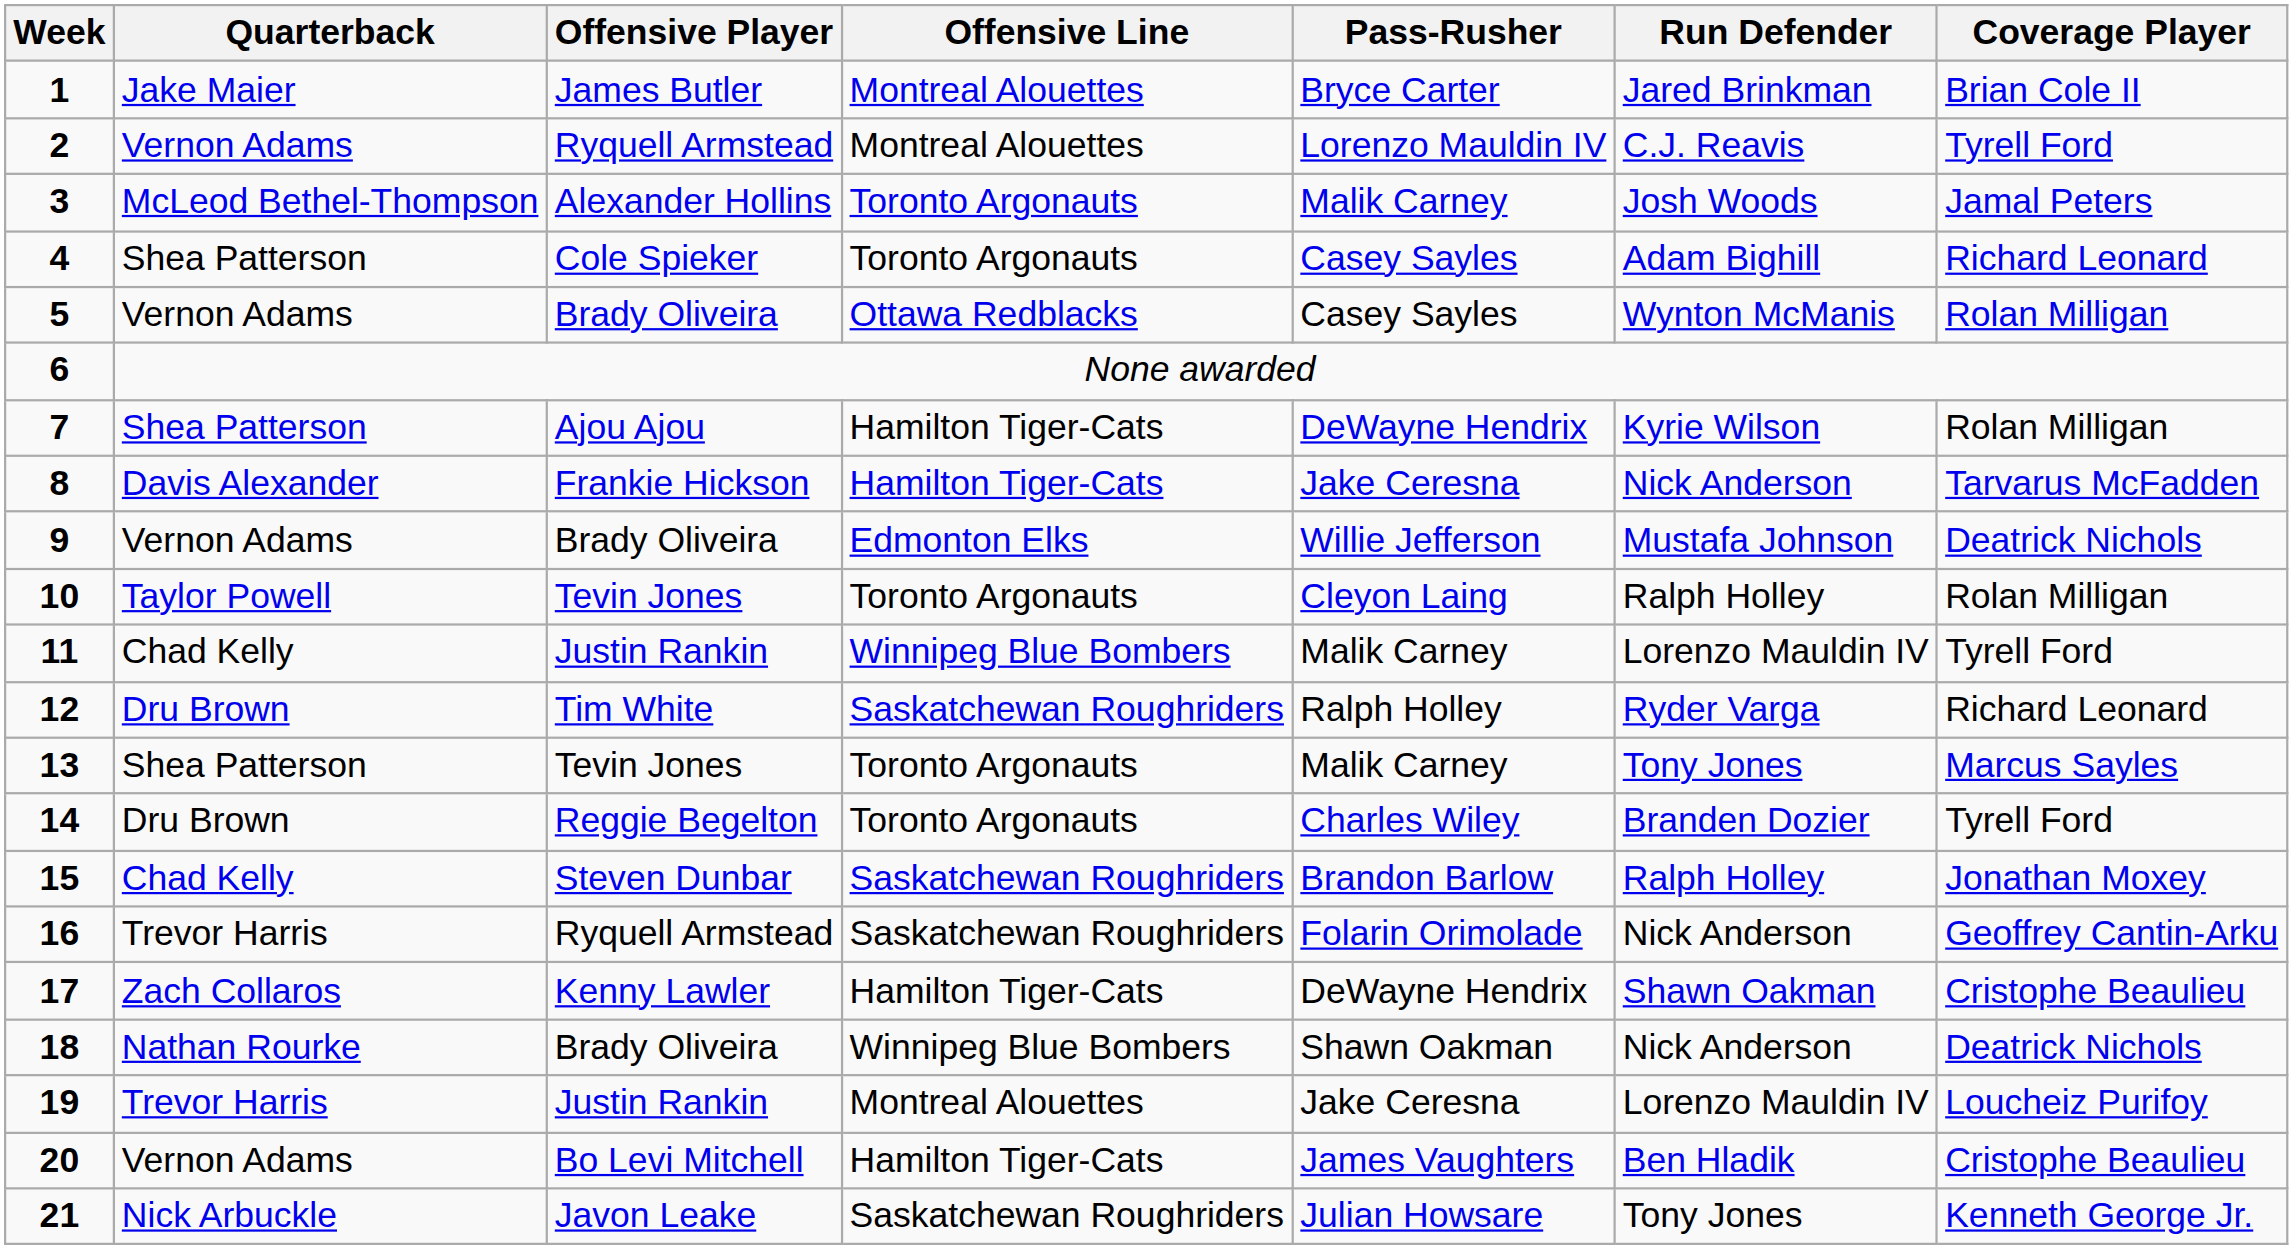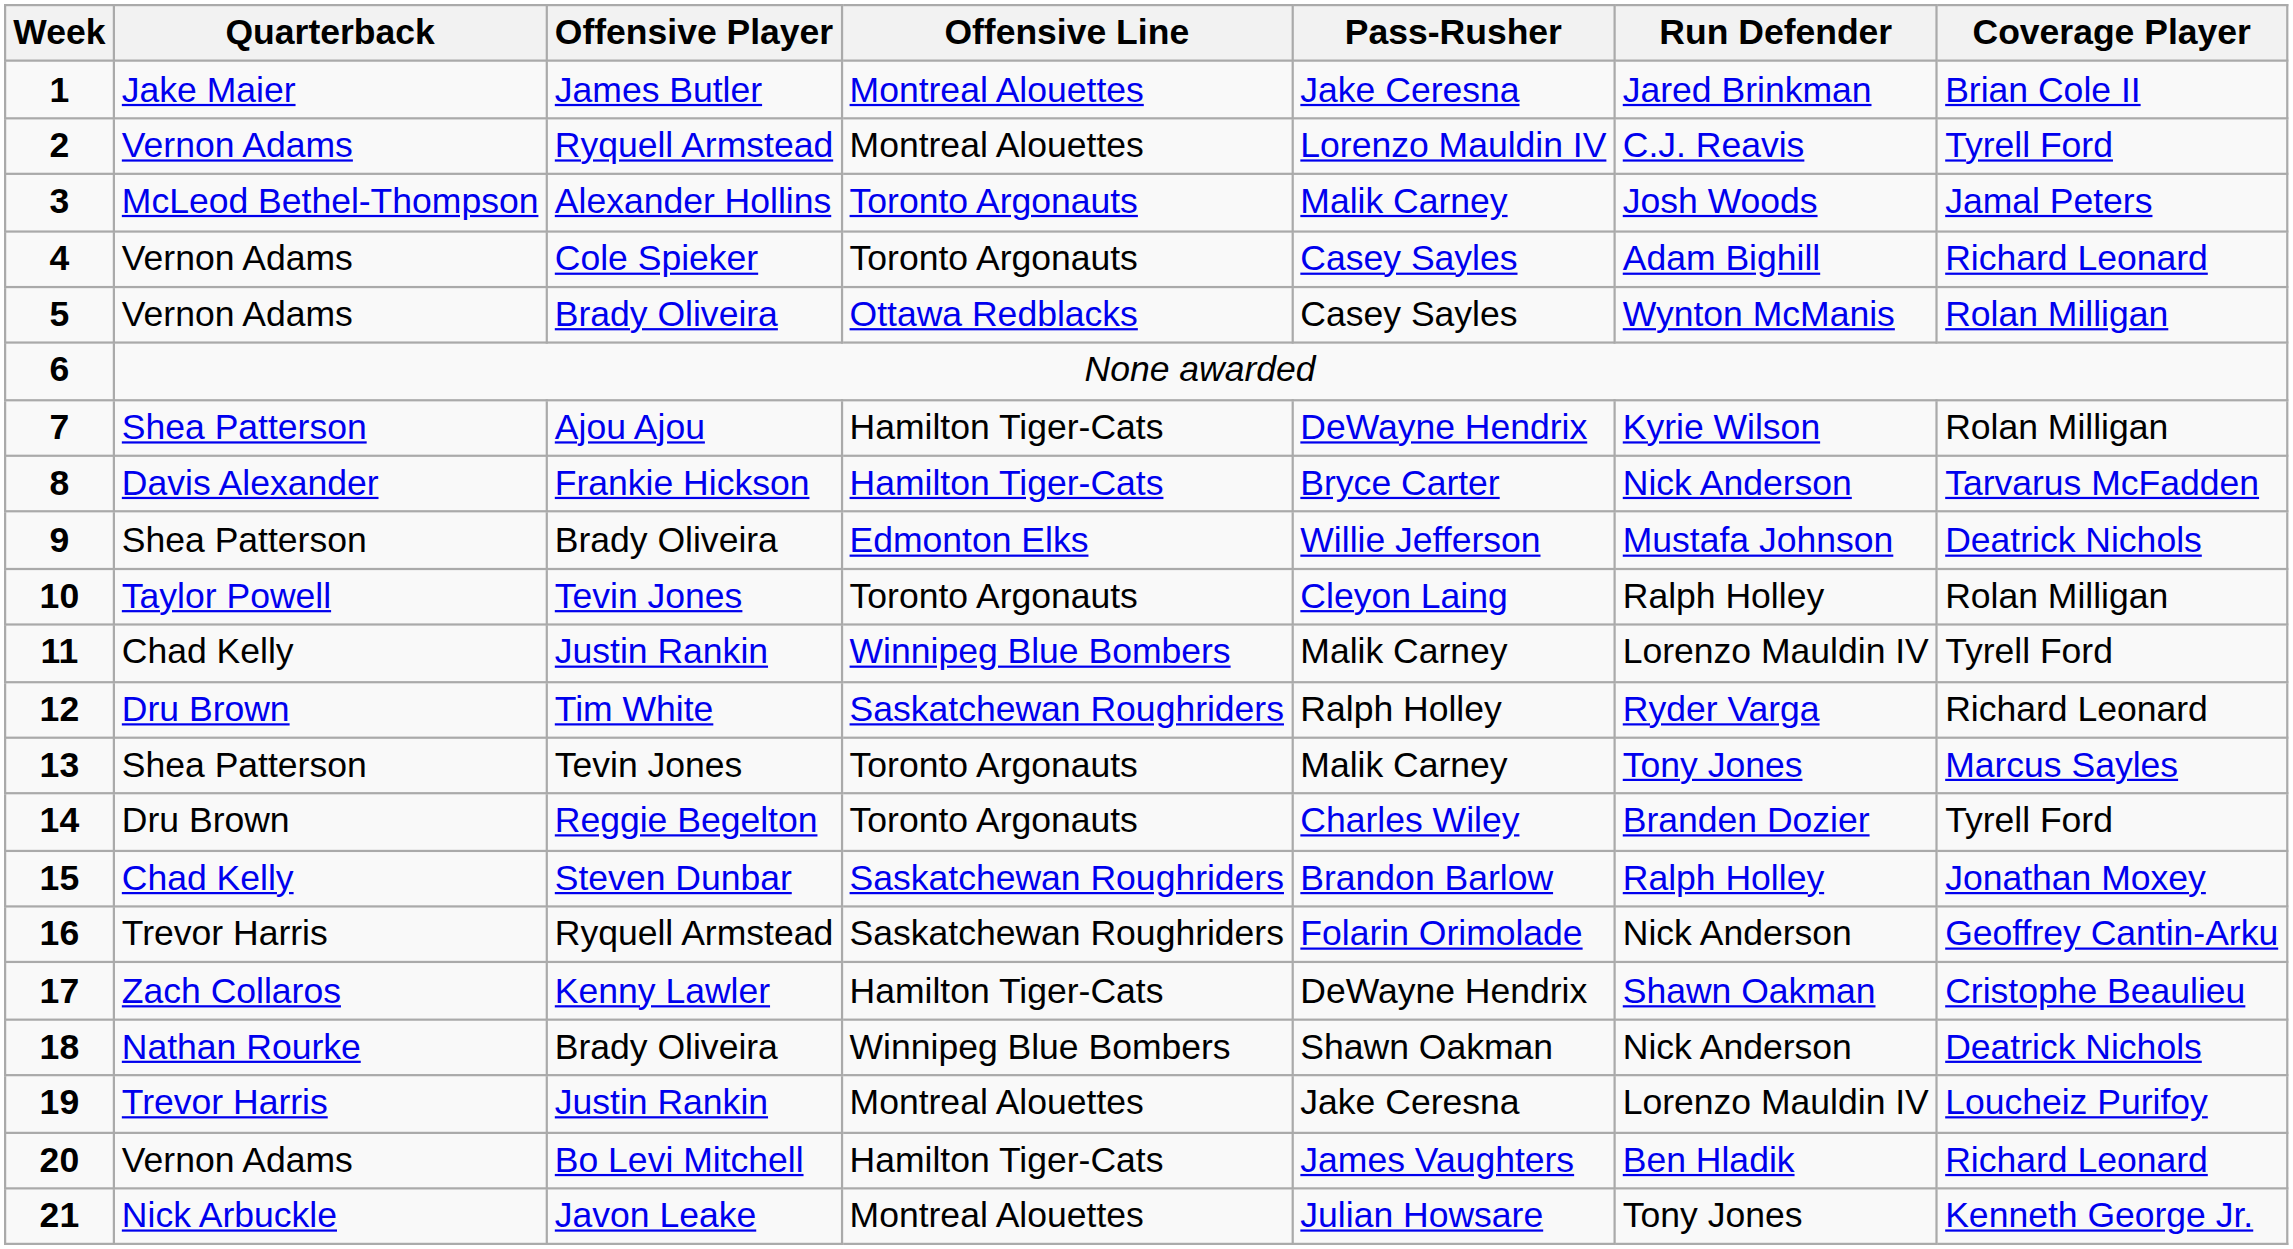(1400, 88) Bryce Carter -> (1410, 88) Jake Ceresna
(244, 257) Shea Patterson -> (237, 257) Vernon Adams
(1410, 483) Jake Ceresna -> (1400, 483) Bryce Carter
(237, 539) Vernon Adams -> (244, 539) Shea Patterson
(2095, 1159) Cristophe Beaulieu -> (2076, 1159) Richard Leonard
(1067, 1215) Saskatchewan Roughriders -> (997, 1215) Montreal Alouettes
